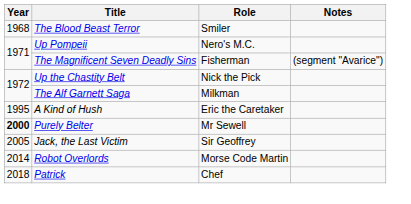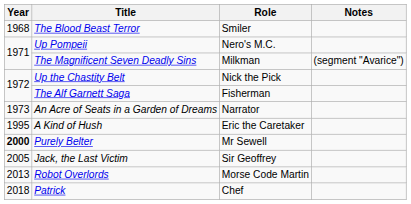(225, 61) Fisherman -> (241, 61) Milkman
(220, 93) Milkman -> (246, 93) Fisherman
+ row: (126, 110)
(18, 158) 2014 -> (18, 175) 2013
